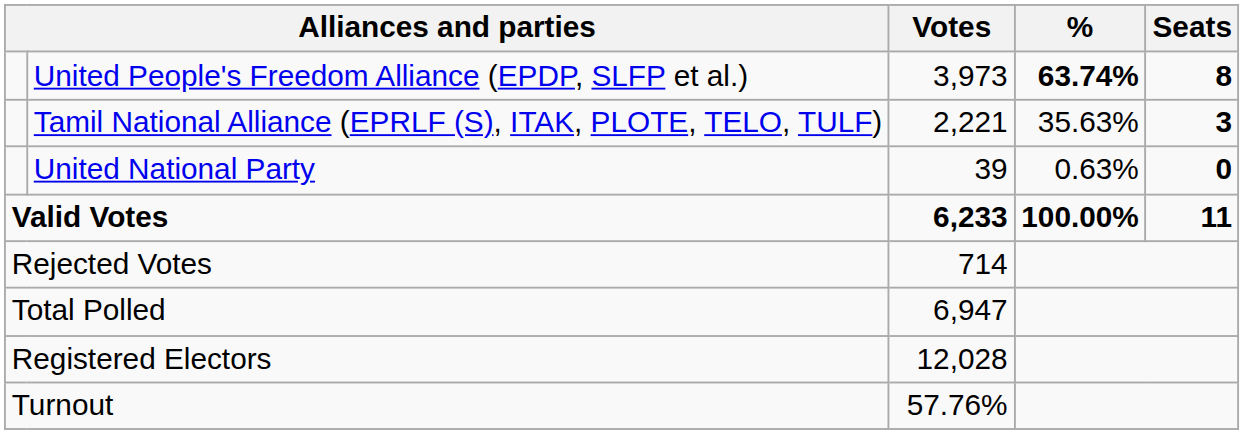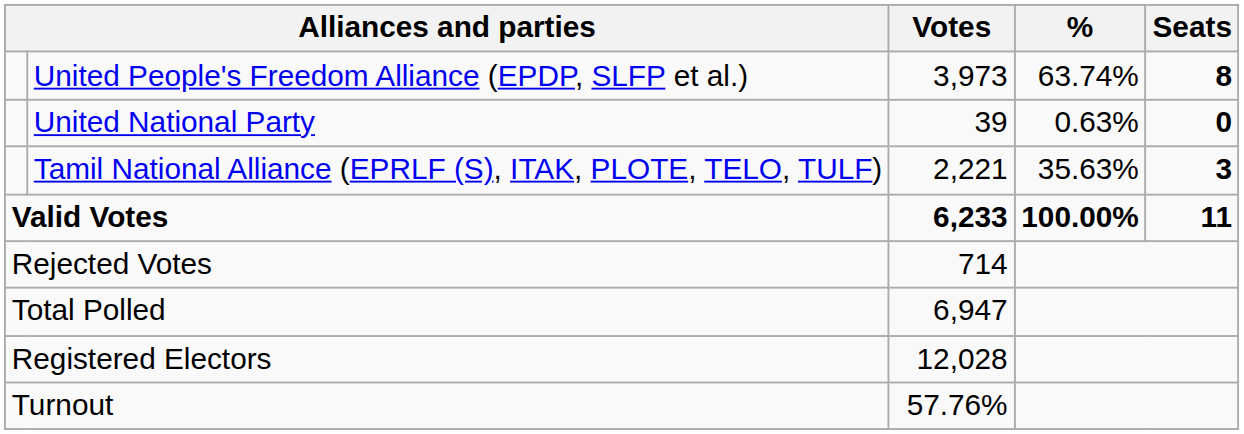(1088, 75) bold -> (1088, 75) normal
rows swapped: (458, 122) <-> (174, 169)
